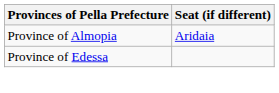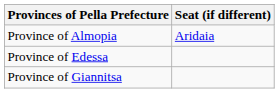+ row: (65, 77)
